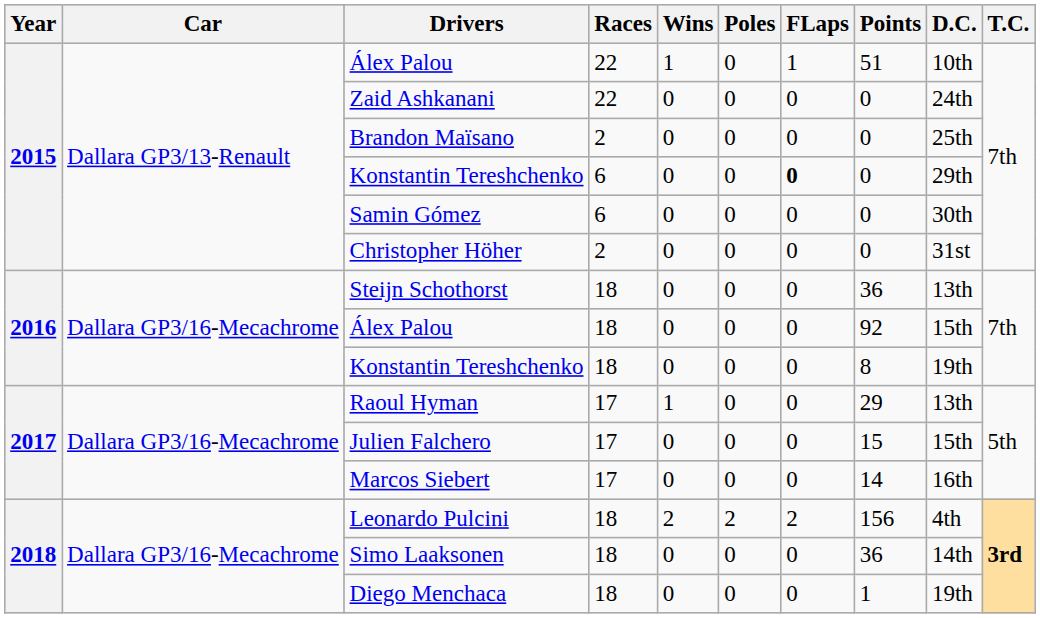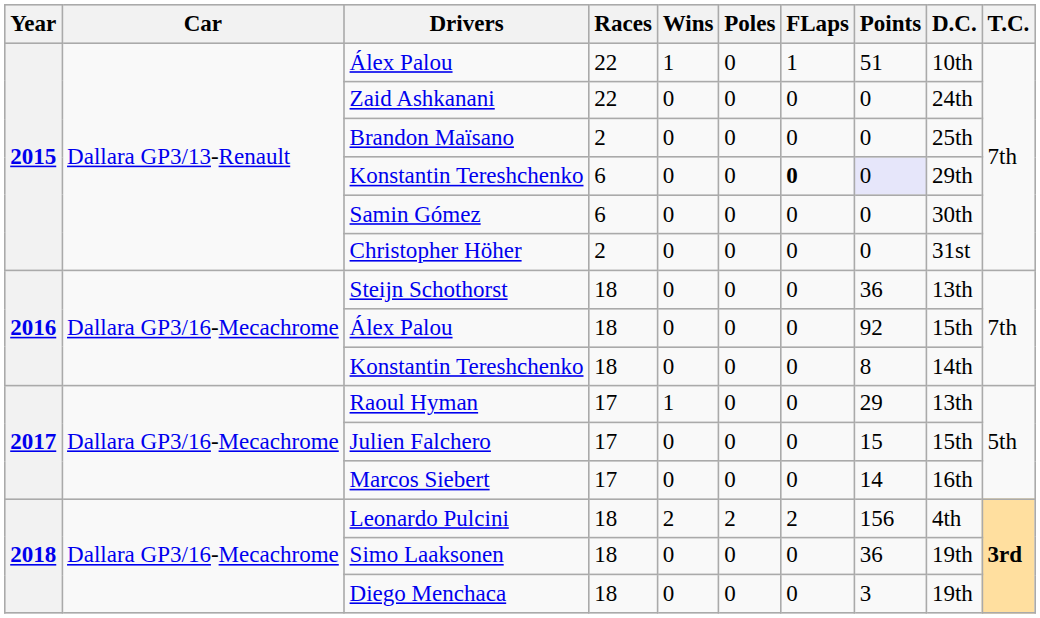(865, 175) no background -> (865, 175) lavender background
(952, 365) 19th -> (952, 365) 14th
(952, 555) 14th -> (952, 555) 19th
(865, 593) 1 -> (865, 593) 3
